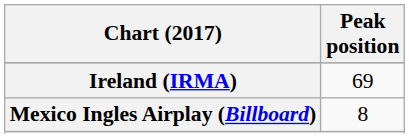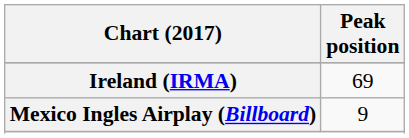(363, 114) 8 -> (363, 114) 9
